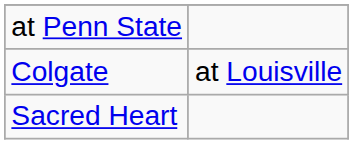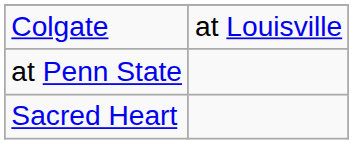rows swapped: (60, 71) <-> (97, 26)
